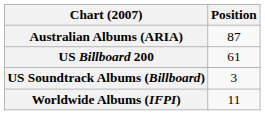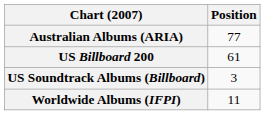(234, 36) 87 -> (234, 36) 77
